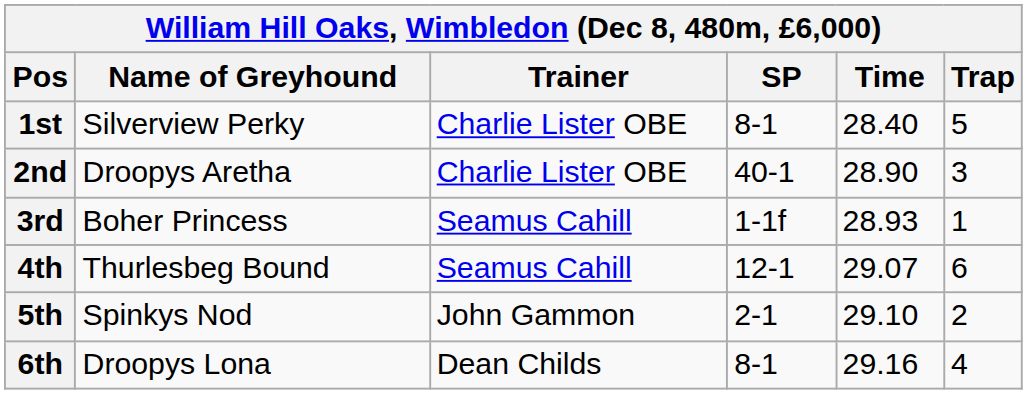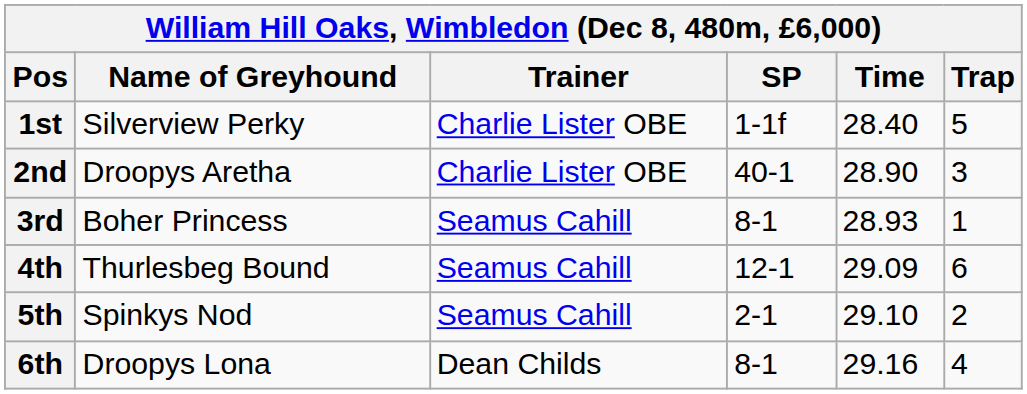(756, 124) 8-1 -> (760, 124) 1-1f
(760, 220) 1-1f -> (756, 220) 8-1
(880, 268) 29.07 -> (880, 268) 29.09
(536, 316) John Gammon -> (534, 316) Seamus Cahill
